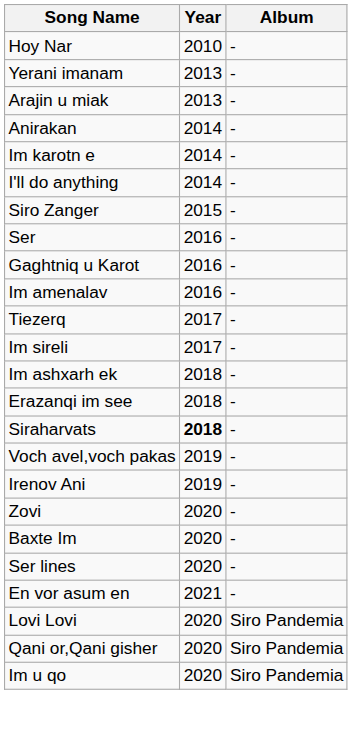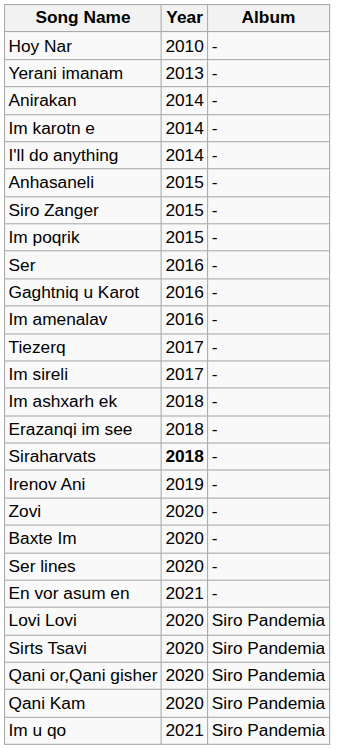- row: (58, 100)
+ row: (51, 182)
+ row: (44, 237)
- row: (92, 456)
+ row: (48, 648)
+ row: (47, 703)
(203, 675) 2020 -> (185, 730) 2021
